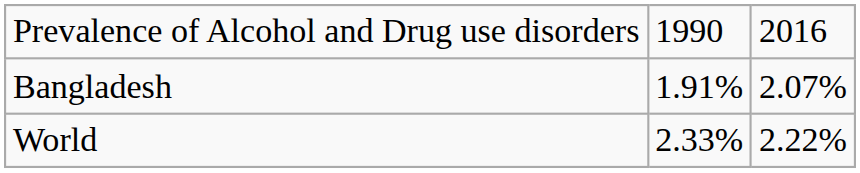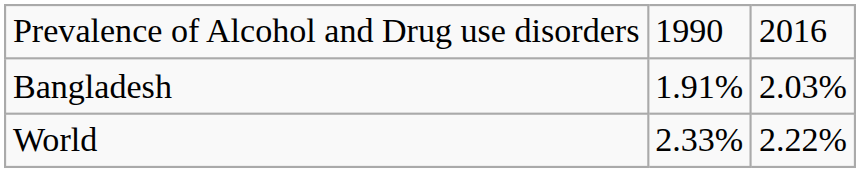(803, 85) 2.07% -> (803, 85) 2.03%
